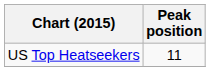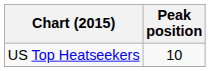(174, 54) 11 -> (174, 54) 10
